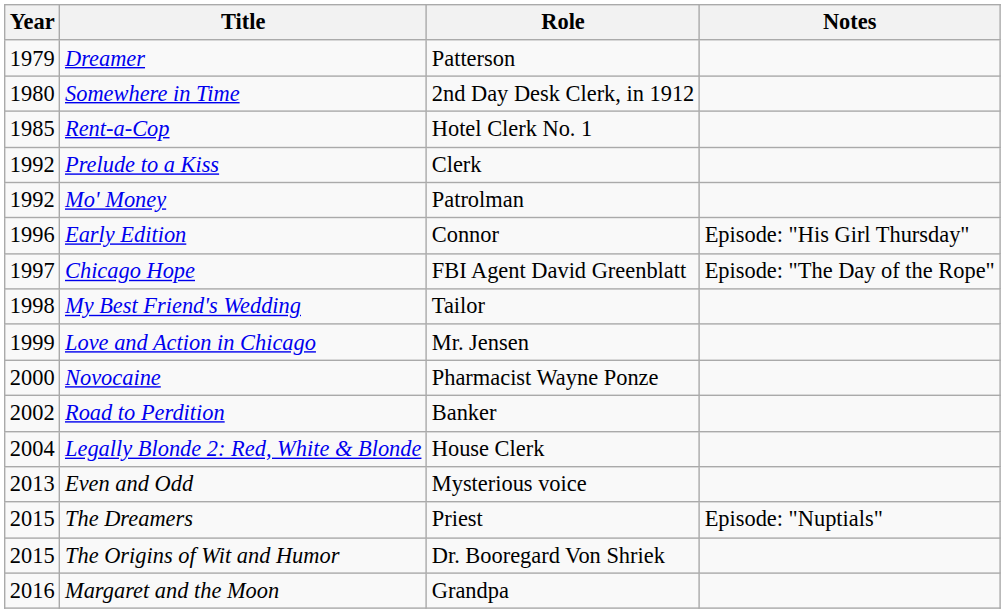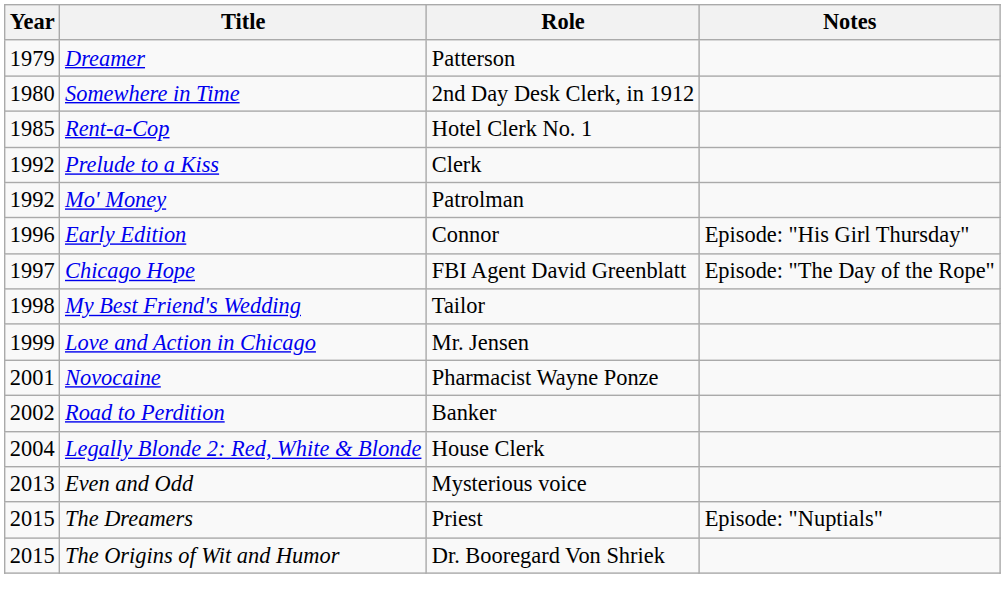(32, 377) 2000 -> (32, 377) 2001
- row: (172, 590)
